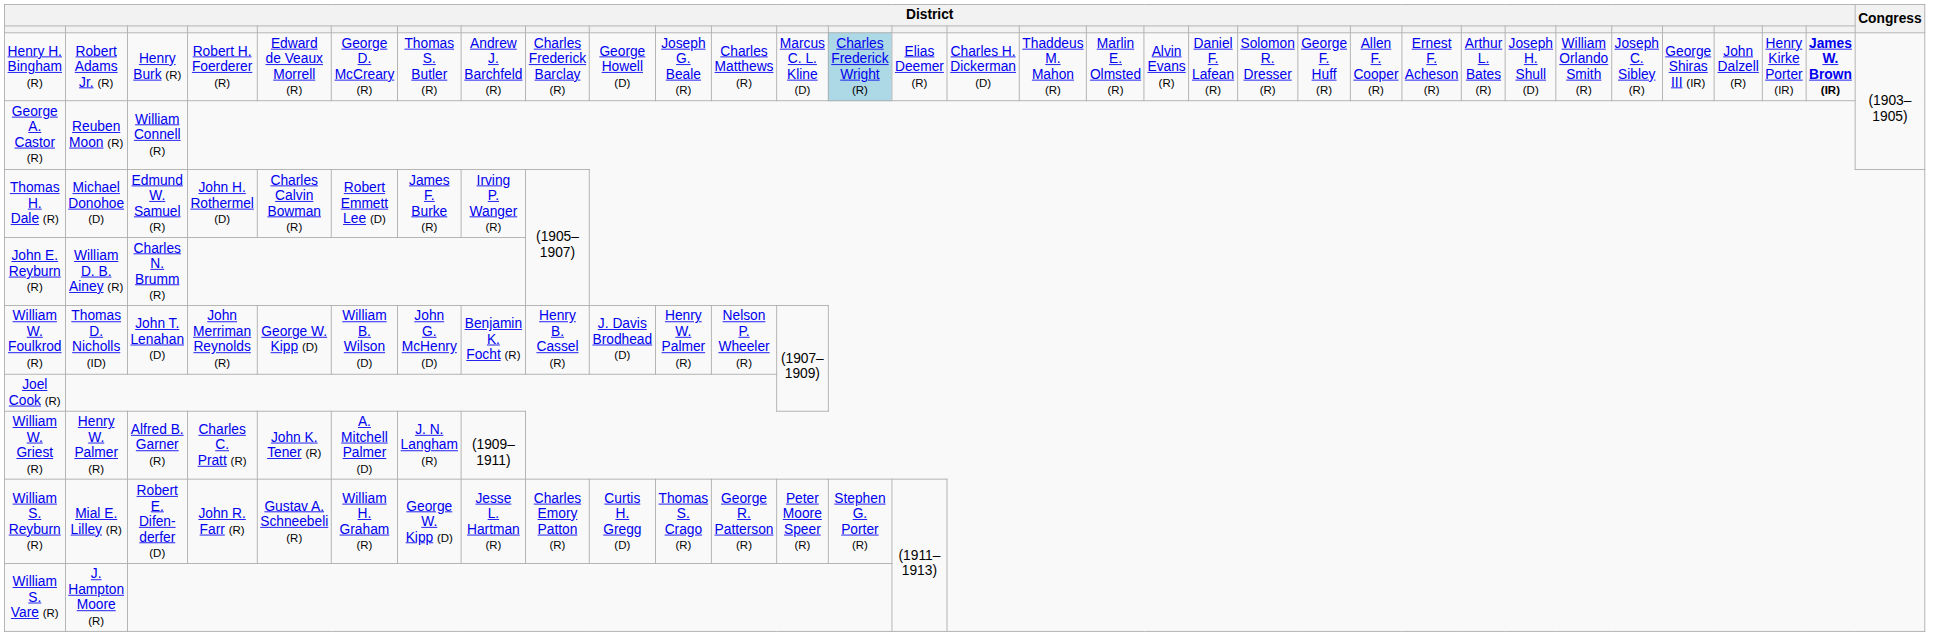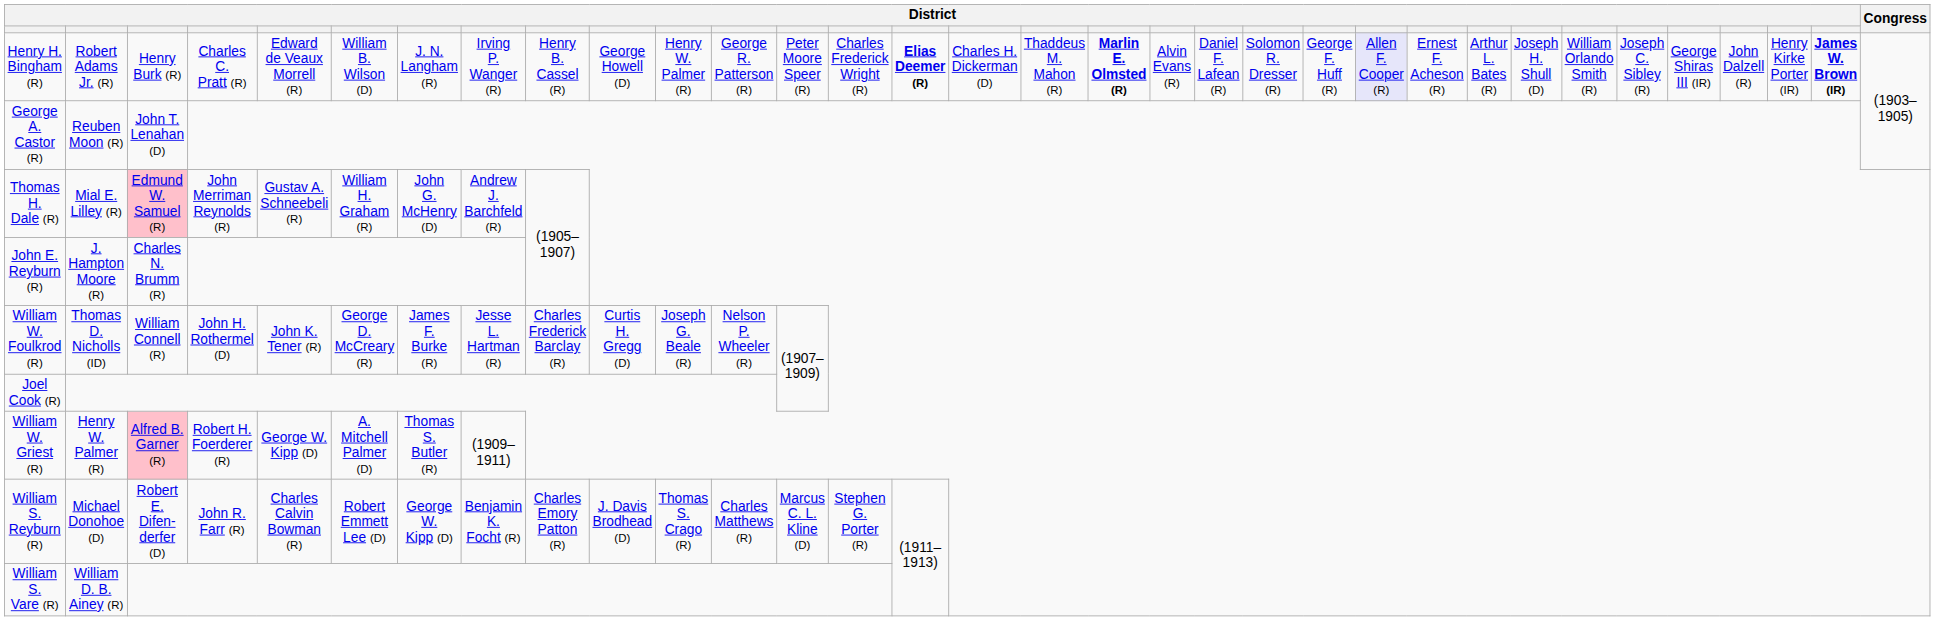(222, 66) Robert H. Foerderer (R) -> (222, 66) Charles C. Pratt (R)
(364, 66) George D. McCreary (R) -> (364, 66) William B. Wilson (D)
(429, 66) Thomas S. Butler (R) -> (429, 66) J. N. Langham (R)
(493, 66) Andrew J. Barchfeld (R) -> (493, 66) Irving P. Wanger (R)
(557, 66) Charles Frederick Barclay (R) -> (557, 66) Henry B. Cassel (R)
(683, 66) Joseph G. Beale (R) -> (683, 66) Henry W. Palmer (R)
(744, 66) Charles Matthews (R) -> (744, 66) George R. Patterson (R)
(802, 66) Marcus C. L. Kline (D) -> (802, 66) Peter Moore Speer (R)
(860, 66) lightblue background -> (860, 66) no background
(919, 66) normal -> (920, 66) bold
(1116, 66) normal -> (1119, 66) bold
(1376, 66) no background -> (1381, 66) lavender background
(157, 135) William Connell (R) -> (157, 135) John T. Lenahan (D)
(96, 203) Michael Donohoe (D) -> (96, 203) Mial E. Lilley (R)
(157, 203) no background -> (157, 203) pink background
(222, 203) John H. Rothermel (D) -> (222, 203) John Merriman Reynolds (R)
(294, 203) Charles Calvin Bowman (R) -> (294, 203) Gustav A. Schneebeli (R)
(364, 203) Robert Emmett Lee (D) -> (364, 203) William H. Graham (R)
(429, 203) James F. Burke (R) -> (429, 203) John G. McHenry (D)
(493, 203) Irving P. Wanger (R) -> (493, 203) Andrew J. Barchfeld (R)
(96, 271) William D. B. Ainey (R) -> (96, 271) J. Hampton Moore (R)
(157, 339) John T. Lenahan (D) -> (157, 339) William Connell (R)
(222, 339) John Merriman Reynolds (R) -> (222, 339) John H. Rothermel (D)
(294, 339) George W. Kipp (D) -> (294, 339) John K. Tener (R)
(364, 339) William B. Wilson (D) -> (364, 339) George D. McCreary (R)
(429, 339) John G. McHenry (D) -> (429, 339) James F. Burke (R)
(493, 339) Benjamin K. Focht (R) -> (493, 339) Jesse L. Hartman (R)
(557, 339) Henry B. Cassel (R) -> (557, 339) Charles Frederick Barclay (R)
(622, 339) J. Davis Brodhead (D) -> (622, 339) Curtis H. Gregg (D)
(683, 339) Henry W. Palmer (R) -> (683, 339) Joseph G. Beale (R)
(157, 445) no background -> (157, 445) pink background
(222, 445) Charles C. Pratt (R) -> (222, 445) Robert H. Foerderer (R)
(294, 445) John K. Tener (R) -> (294, 445) George W. Kipp (D)
(429, 445) J. N. Langham (R) -> (429, 445) Thomas S. Butler (R)
(96, 521) Mial E. Lilley (R) -> (96, 521) Michael Donohoe (D)
(294, 521) Gustav A. Schneebeli (R) -> (294, 521) Charles Calvin Bowman (R)
(364, 521) William H. Graham (R) -> (364, 521) Robert Emmett Lee (D)
(493, 521) Jesse L. Hartman (R) -> (493, 521) Benjamin K. Focht (R)
(622, 521) Curtis H. Gregg (D) -> (622, 521) J. Davis Brodhead (D)
(744, 521) George R. Patterson (R) -> (744, 521) Charles Matthews (R)
(802, 521) Peter Moore Speer (R) -> (802, 521) Marcus C. L. Kline (D)
(96, 597) J. Hampton Moore (R) -> (96, 589) William D. B. Ainey (R)
